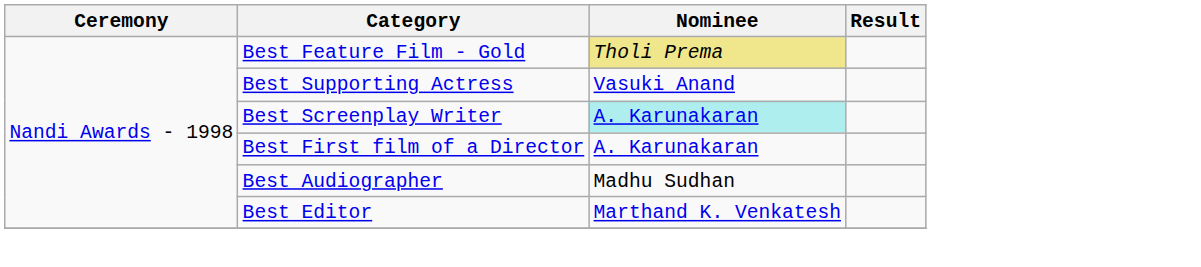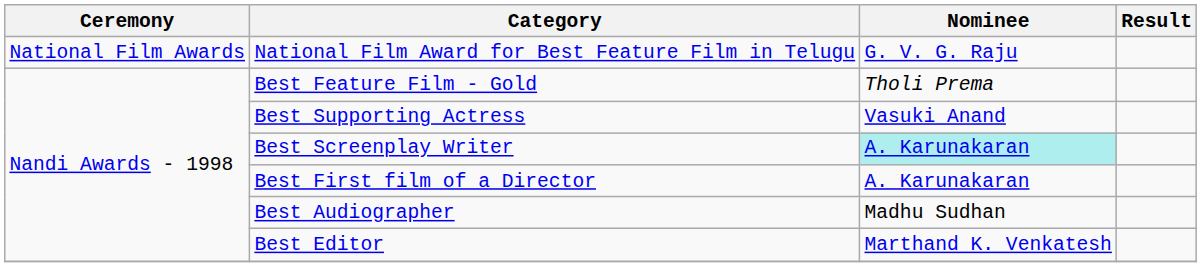+ row: (555, 53)
(658, 53) khaki background -> (929, 85) no background
